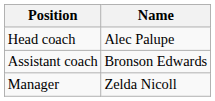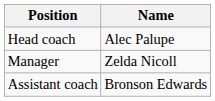rows swapped: (53, 61) <-> (33, 84)
